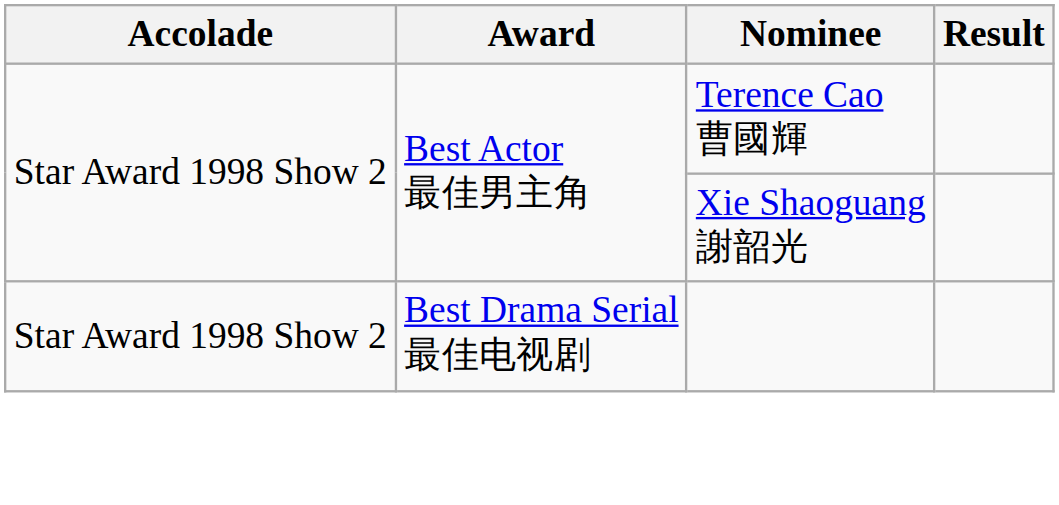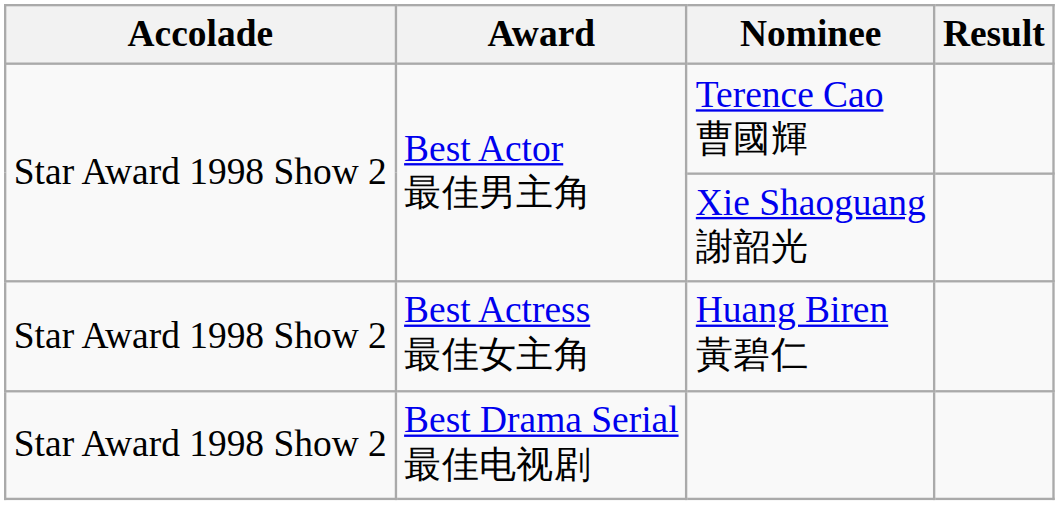+ row: (792, 332)
